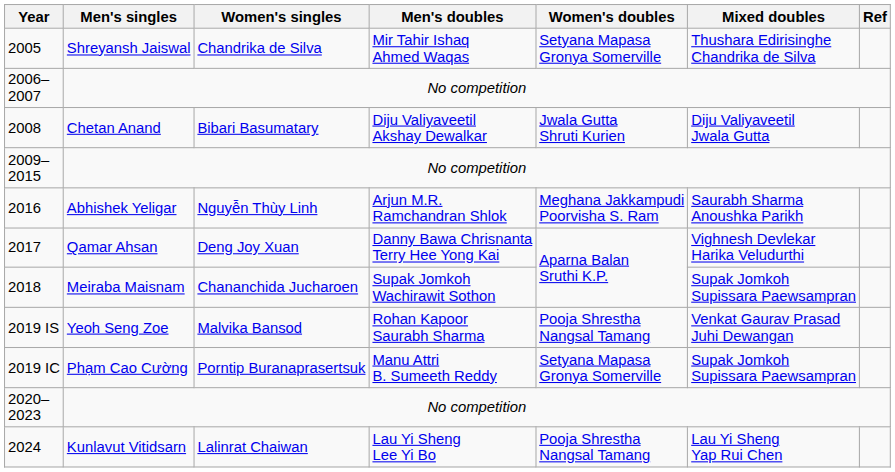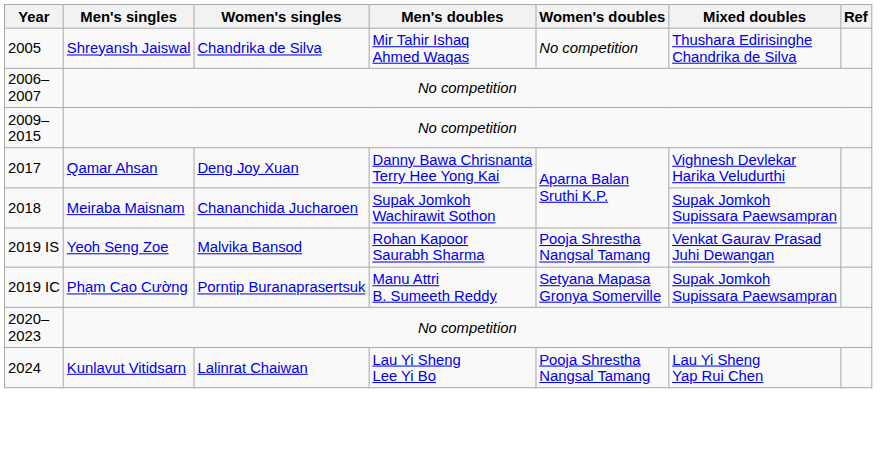(600, 48) Setyana Mapasa Gronya Somerville -> (589, 48) No competition
- row: (24, 128)
- row: (24, 208)
